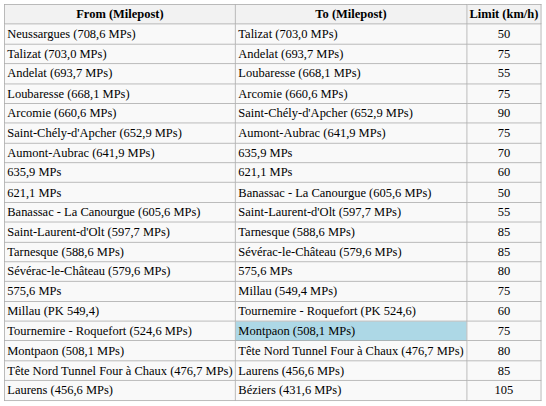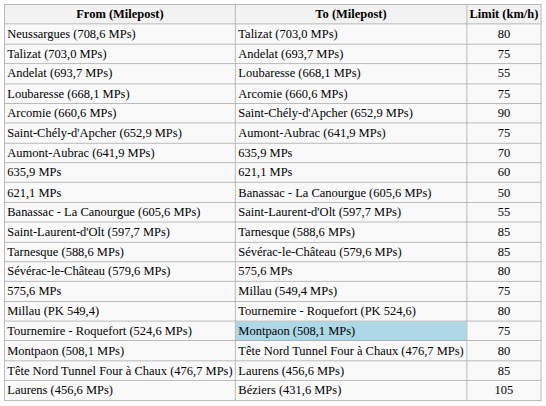(504, 34) 50 -> (504, 34) 80
(504, 311) 60 -> (504, 311) 80
